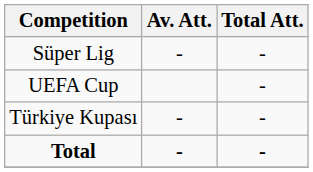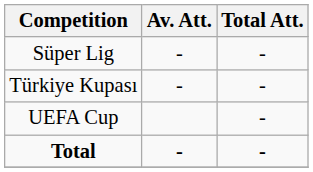rows swapped: (73, 118) <-> (73, 85)
